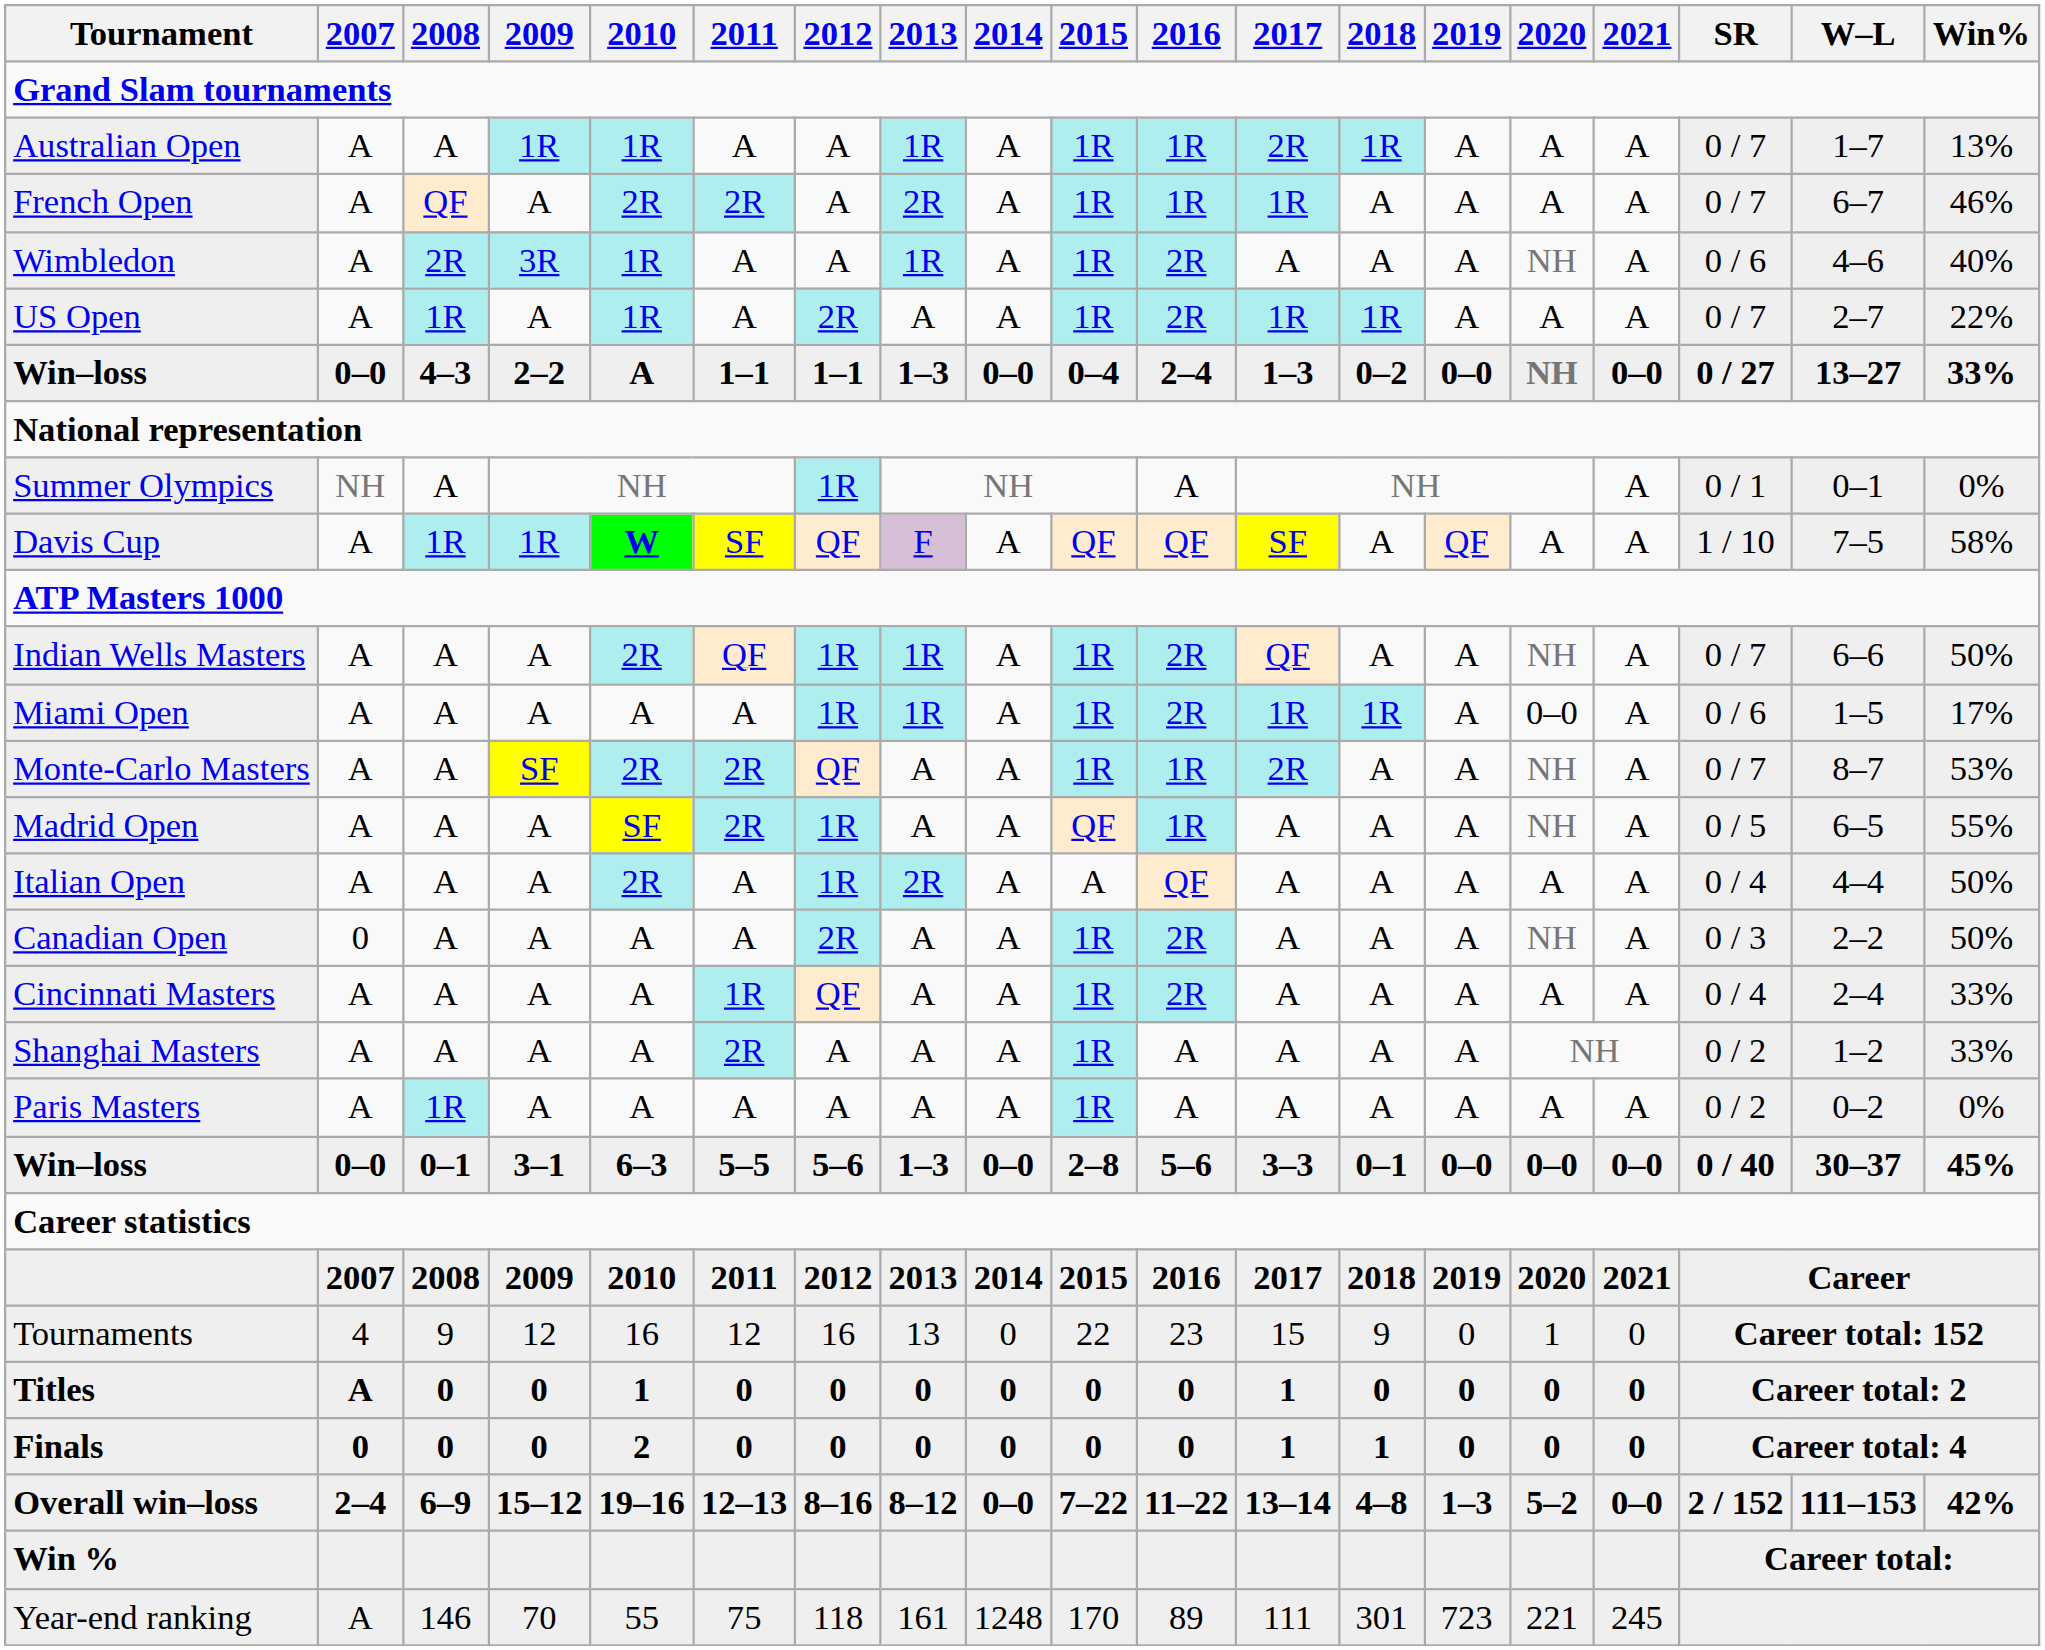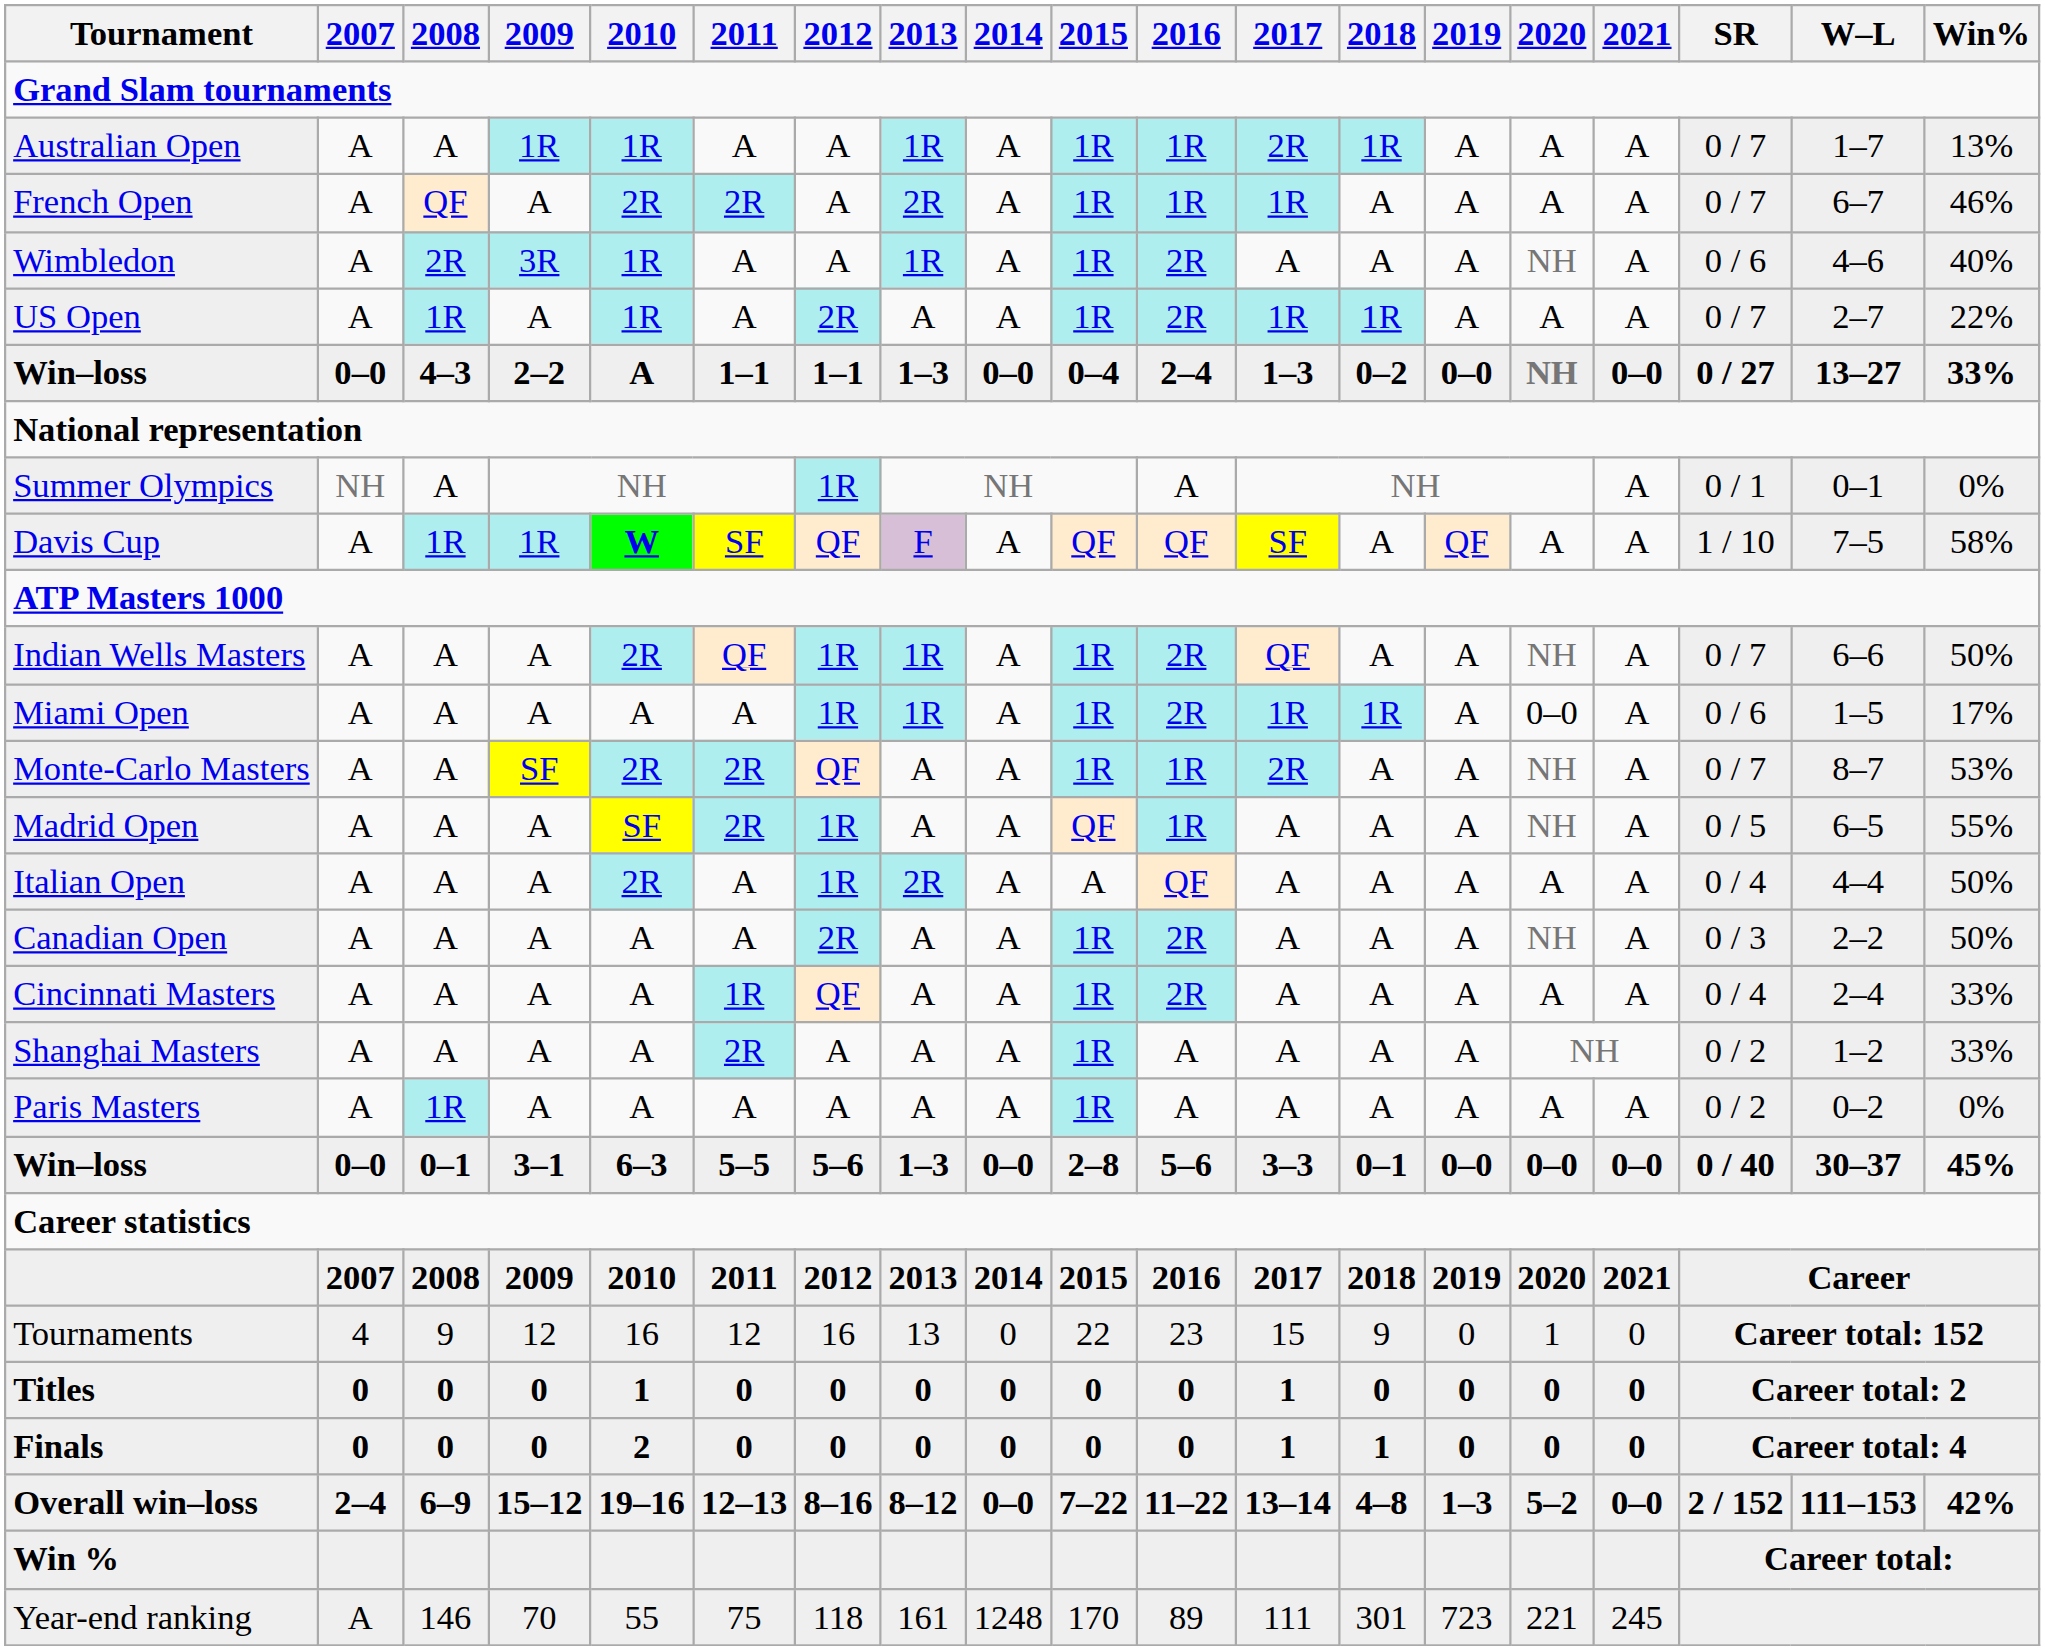(360, 937) 0 -> (360, 937) A
(360, 1389) A -> (360, 1389) 0
